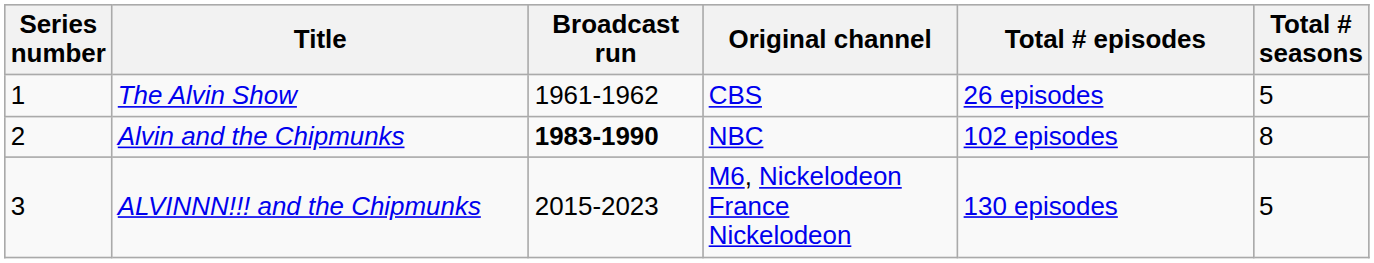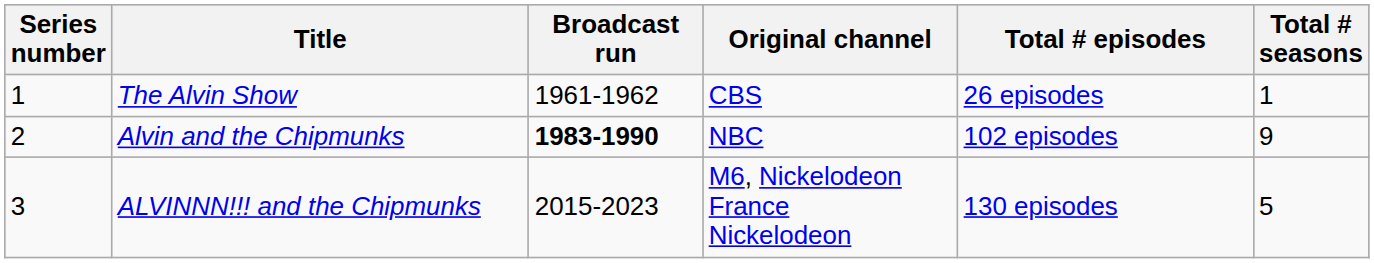(1266, 95) 5 -> (1266, 95) 1
(1266, 136) 8 -> (1266, 136) 9
